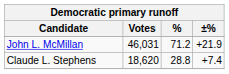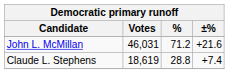(209, 45) +21.9 -> (209, 45) +21.6
(143, 61) 18,620 -> (143, 61) 18,619
